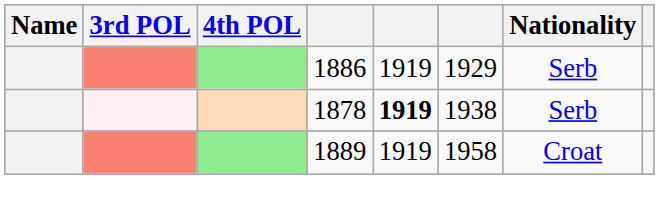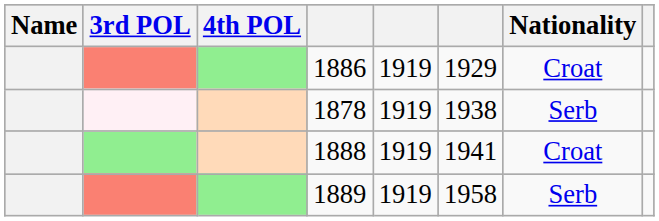(573, 67) Serb -> (573, 67) Croat
(405, 109) bold -> (405, 109) normal
+ row: (340, 151)
(573, 151) Croat -> (573, 194) Serb
